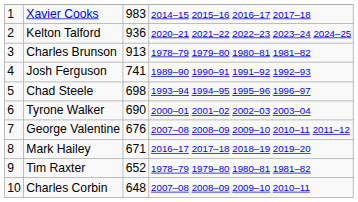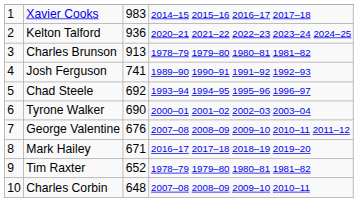(136, 91) 698 -> (136, 91) 692
